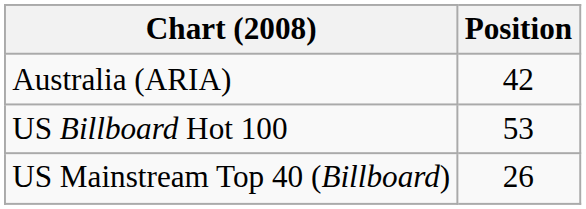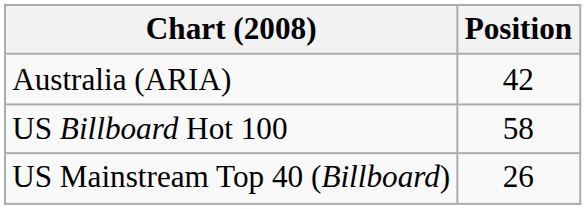(518, 128) 53 -> (518, 128) 58
